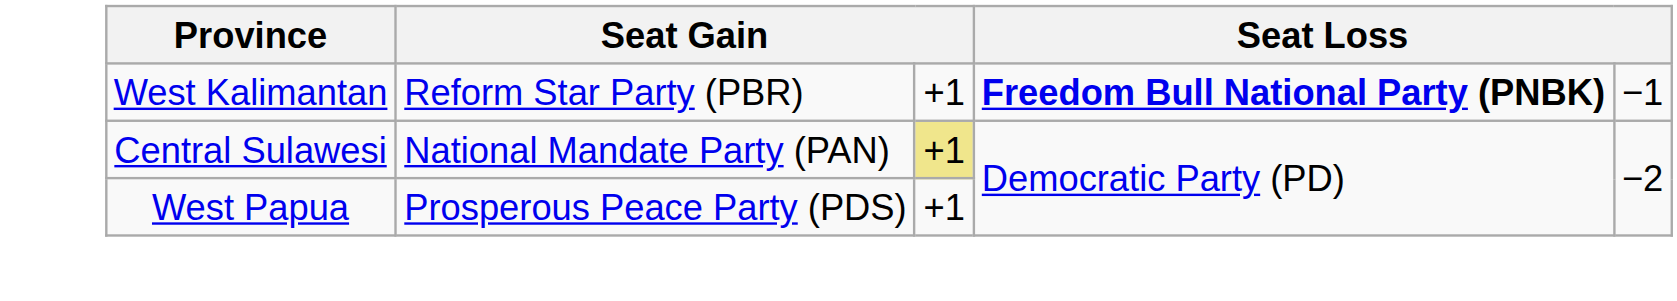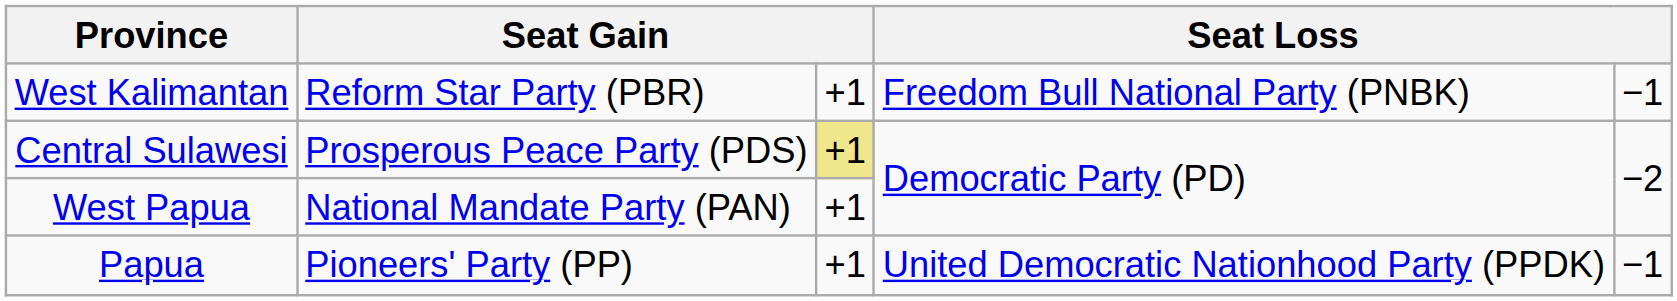(1293, 93) bold -> (1176, 93) normal
(647, 150) National Mandate Party (PAN) -> (556, 150) Prosperous Peace Party (PDS)
(655, 208) Prosperous Peace Party (PDS) -> (548, 208) National Mandate Party (PAN)
+ row: (151, 265)
